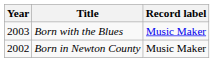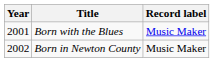(18, 31) 2003 -> (18, 31) 2001
